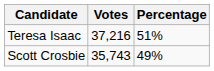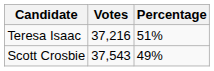(111, 55) 35,743 -> (111, 55) 37,543
